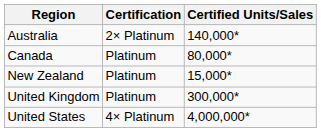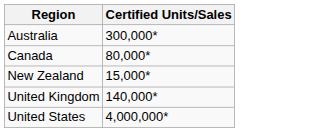- column: (143, 14)
(213, 35) 140,000* -> (132, 35) 300,000*
(213, 96) 300,000* -> (132, 96) 140,000*
